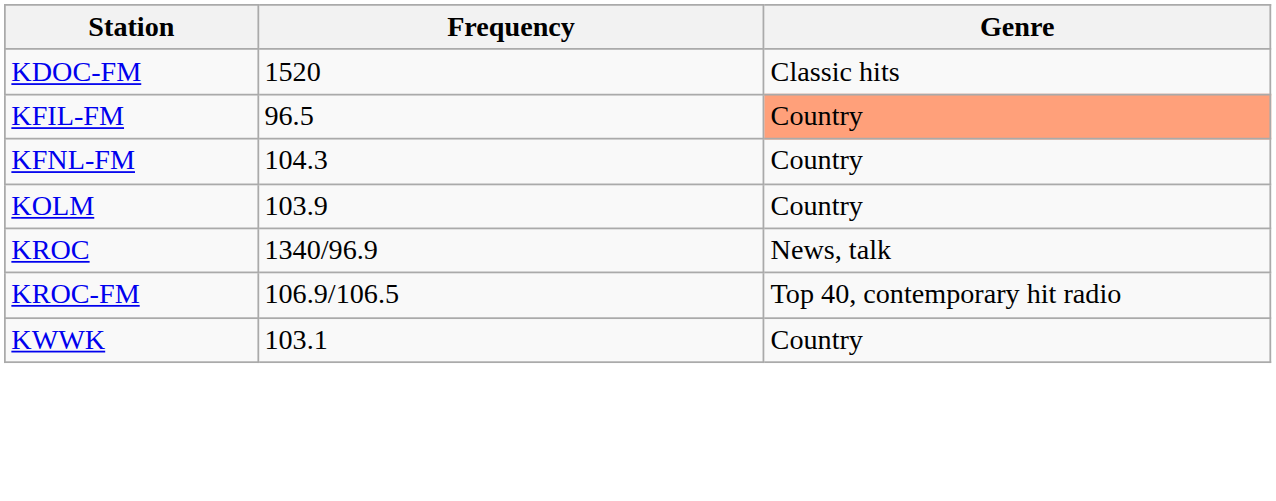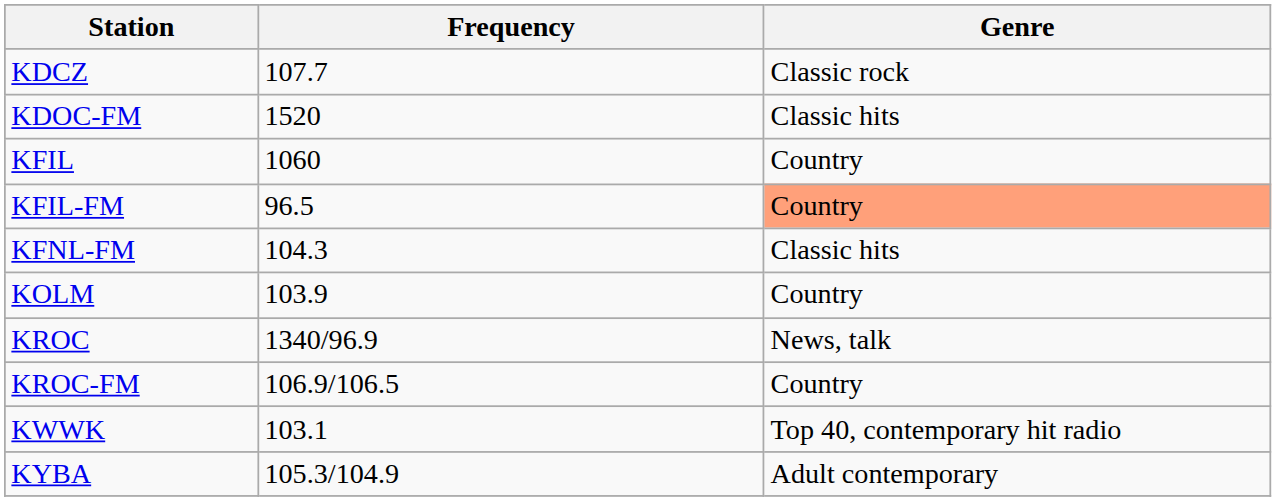+ row: (50, 71)
+ row: (43, 160)
(817, 160) Country -> (835, 250) Classic hits
(946, 294) Top 40, contemporary hit radio -> (817, 384) Country
(817, 339) Country -> (946, 428) Top 40, contemporary hit radio
+ row: (51, 473)
